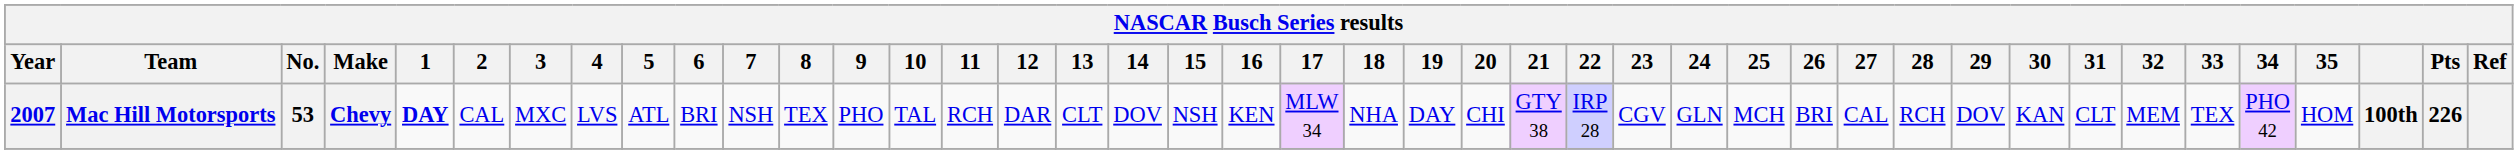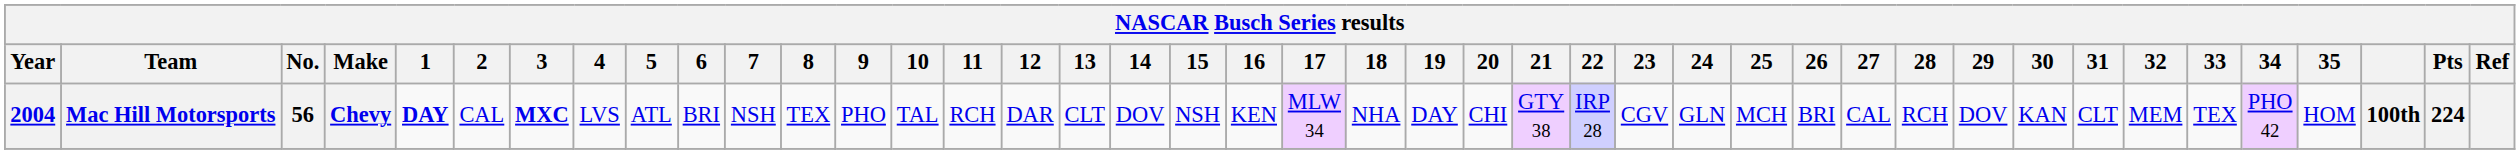(33, 115) 2007 -> (33, 115) 2004
(303, 115) 53 -> (303, 115) 56
(541, 115) normal -> (542, 115) bold
(2445, 115) 226 -> (2448, 115) 224
